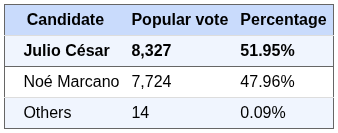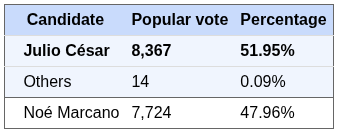(151, 50) 8,327 -> (151, 50) 8,367
rows swapped: (71, 82) <-> (47, 112)
